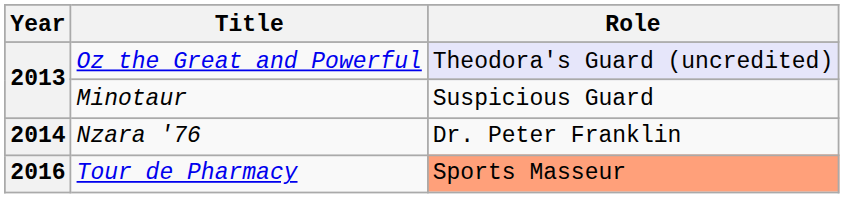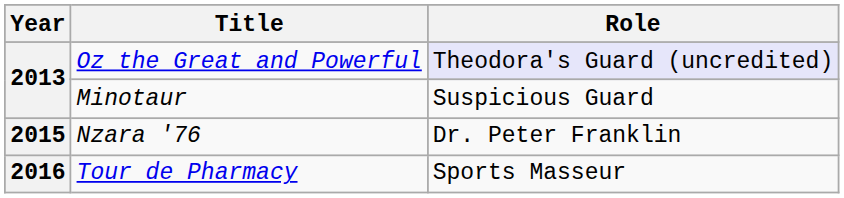(38, 136) 2014 -> (38, 136) 2015
(529, 174) lightsalmon background -> (529, 174) no background
